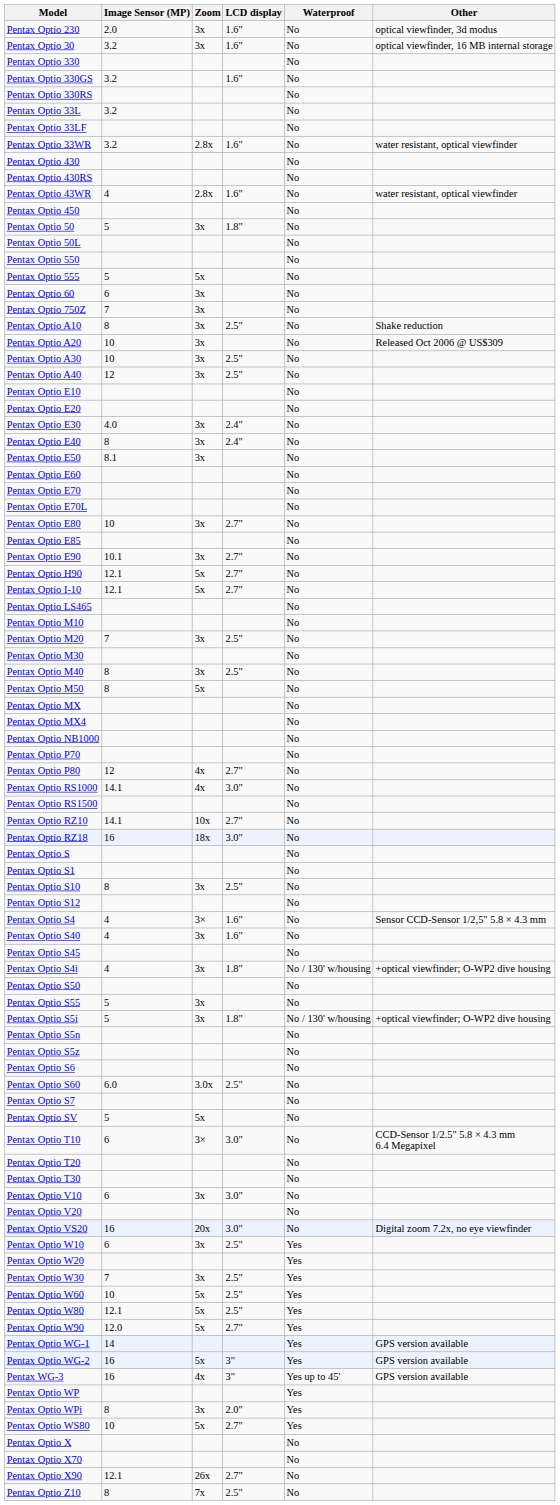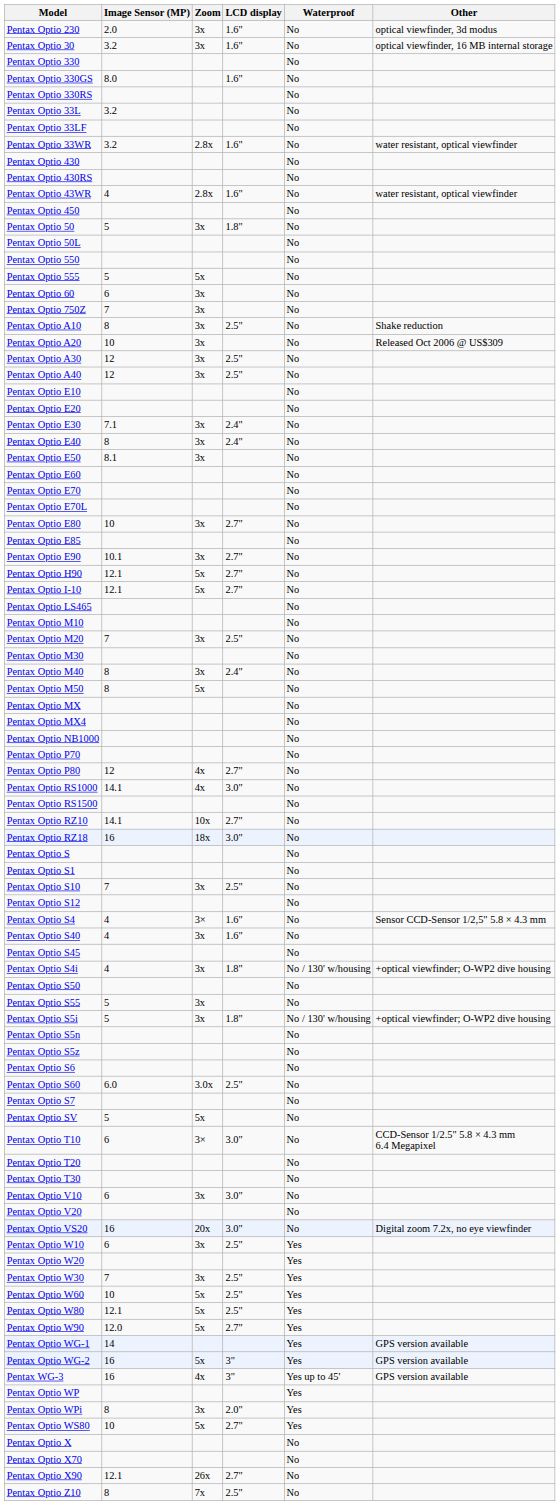(110, 78) 3.2 -> (110, 78) 8.0
(109, 359) 10 -> (109, 359) 12
(110, 425) 4.0 -> (110, 425) 7.1
(234, 672) 2.5" -> (234, 672) 2.4"
(107, 886) 8 -> (107, 886) 7
